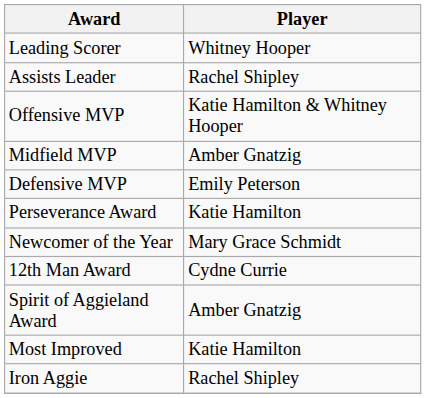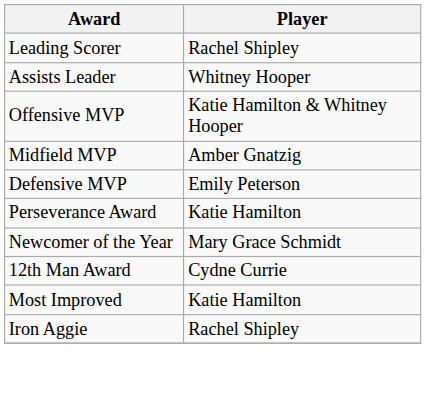(249, 47) Whitney Hooper -> (244, 47) Rachel Shipley
(244, 76) Rachel Shipley -> (249, 76) Whitney Hooper
- row: (79, 310)
